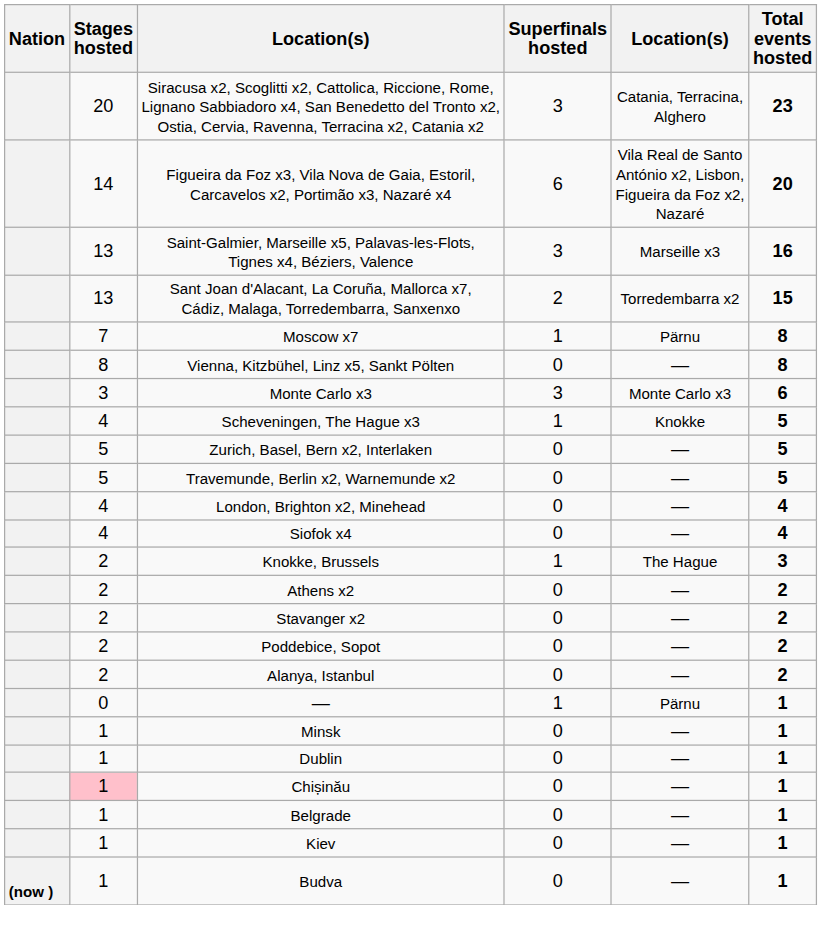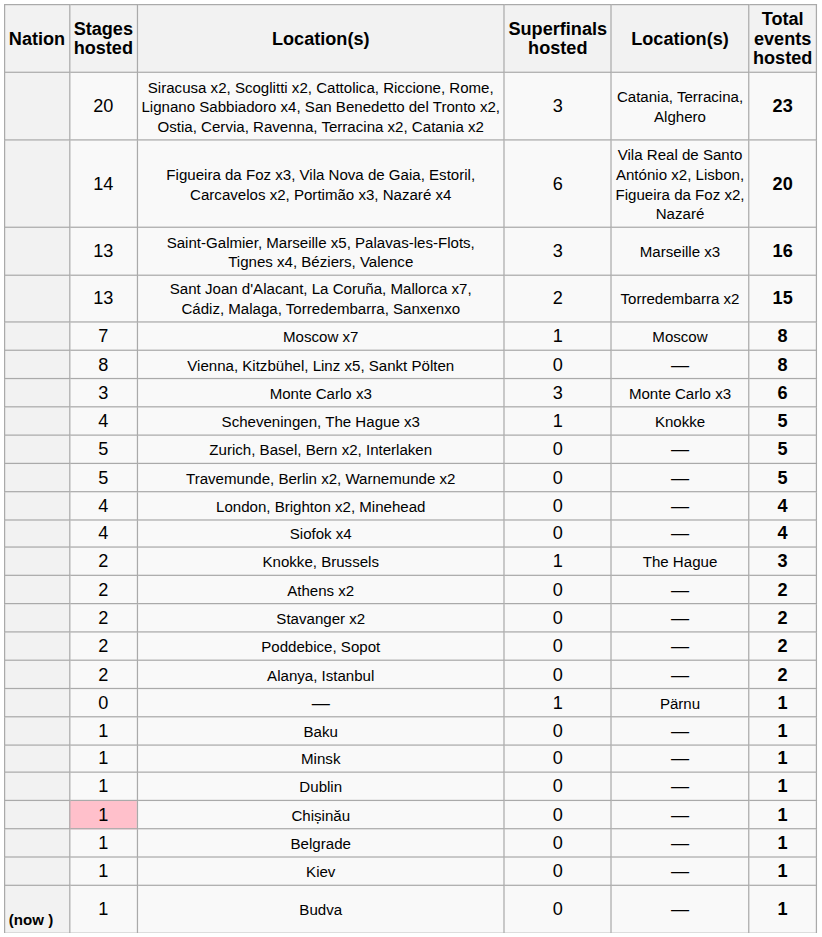(680, 337) Pärnu -> (680, 337) Moscow
+ row: (321, 731)
